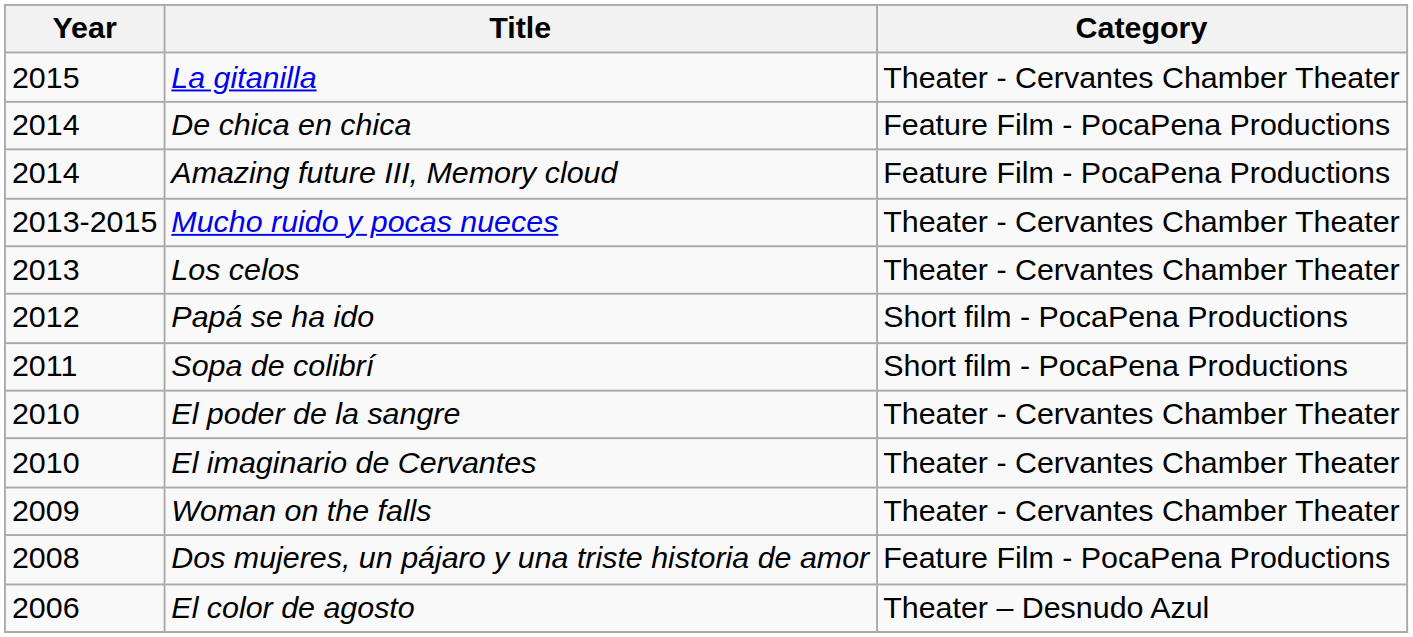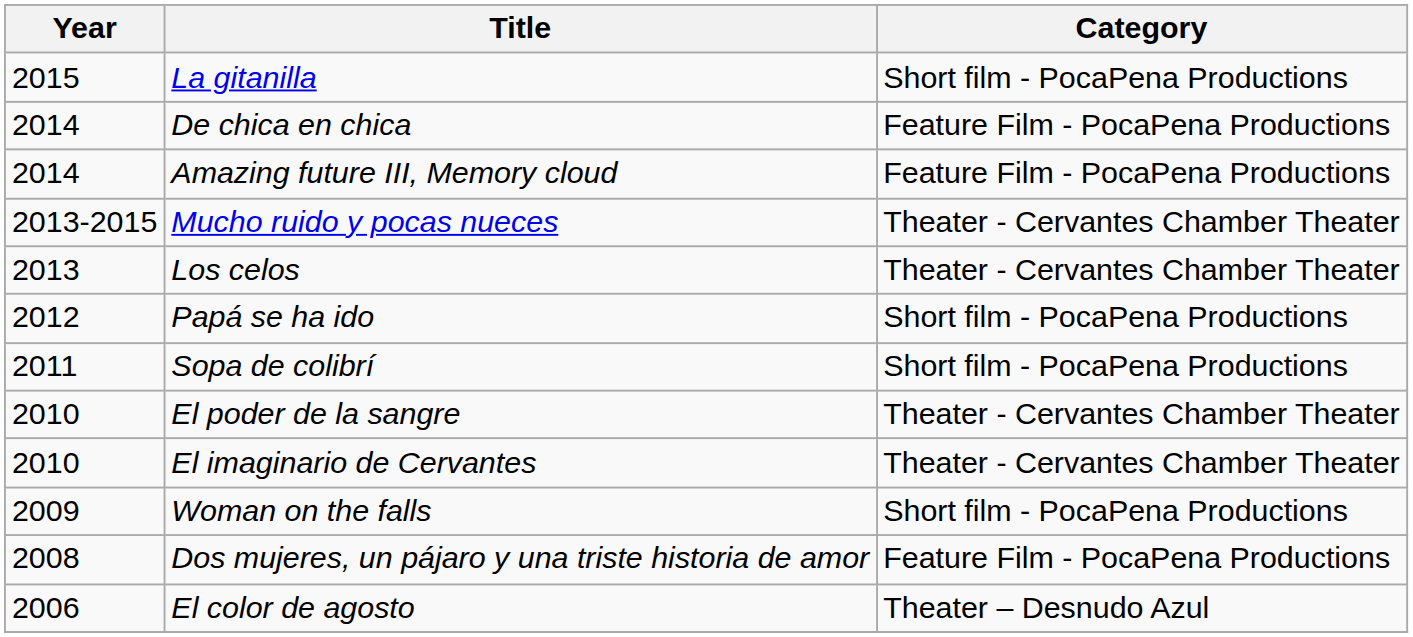(1141, 76) Theater - Cervantes Chamber Theater -> (1116, 76) Short film - PocaPena Productions
(1141, 510) Theater - Cervantes Chamber Theater -> (1116, 510) Short film - PocaPena Productions
